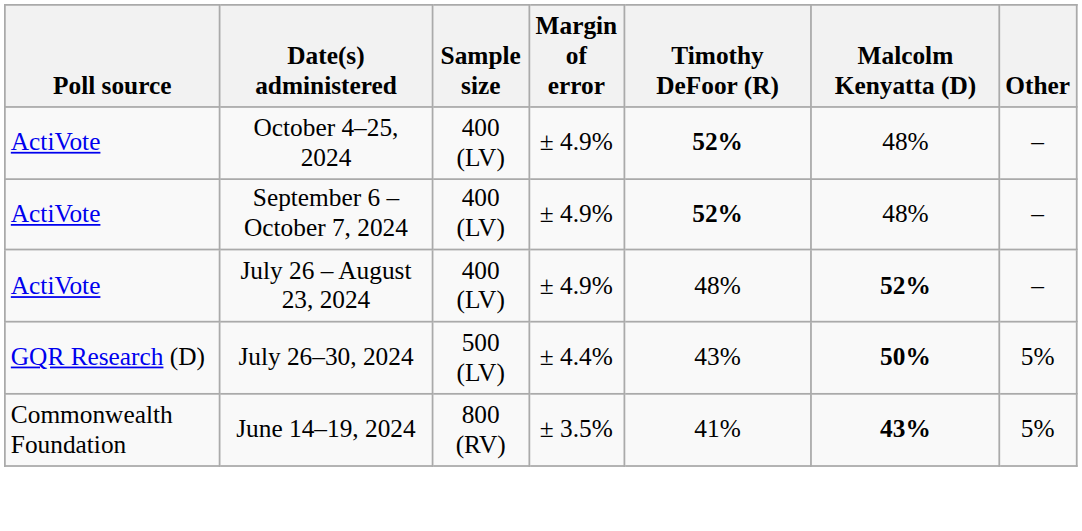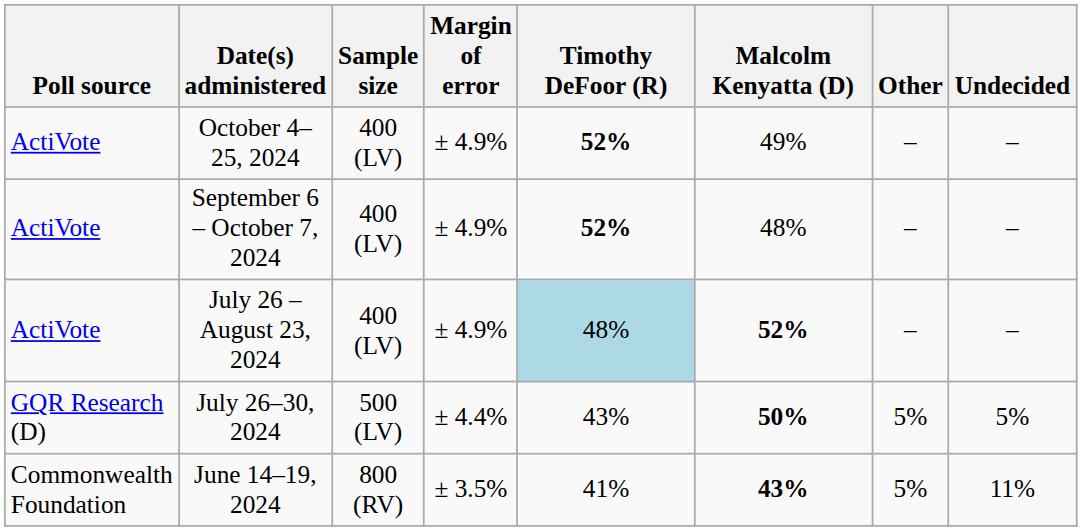+ column: (1012, 85)
(905, 142) 48% -> (783, 142) 49%
(718, 285) no background -> (606, 330) lightblue background
